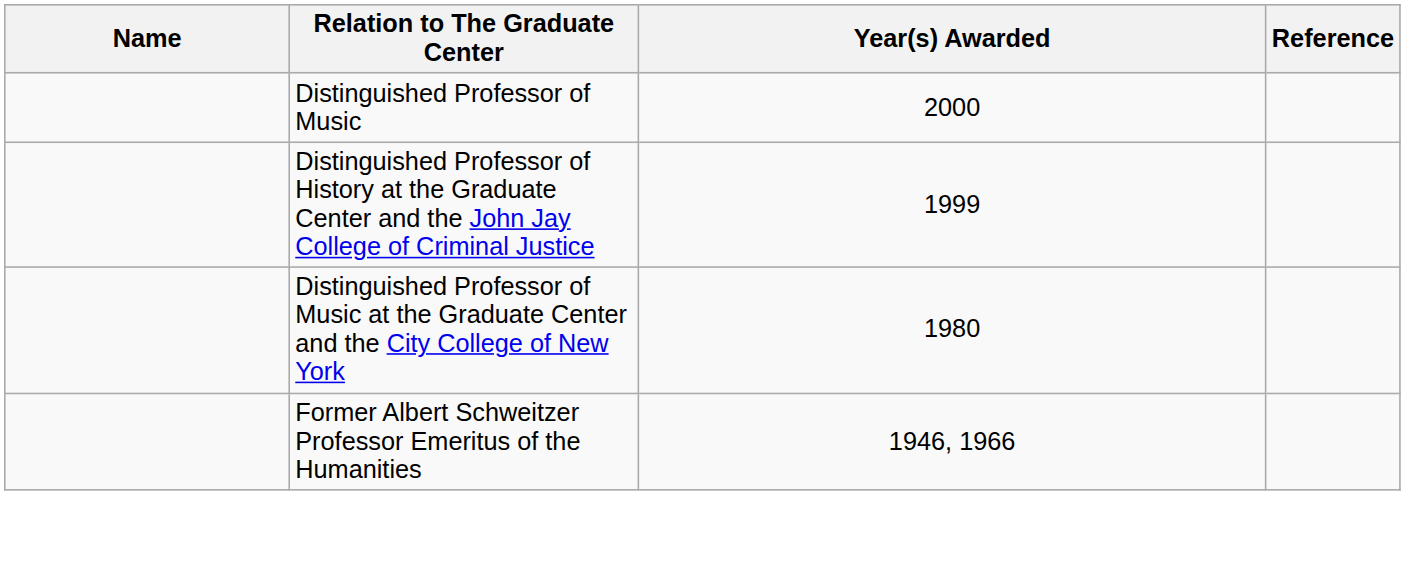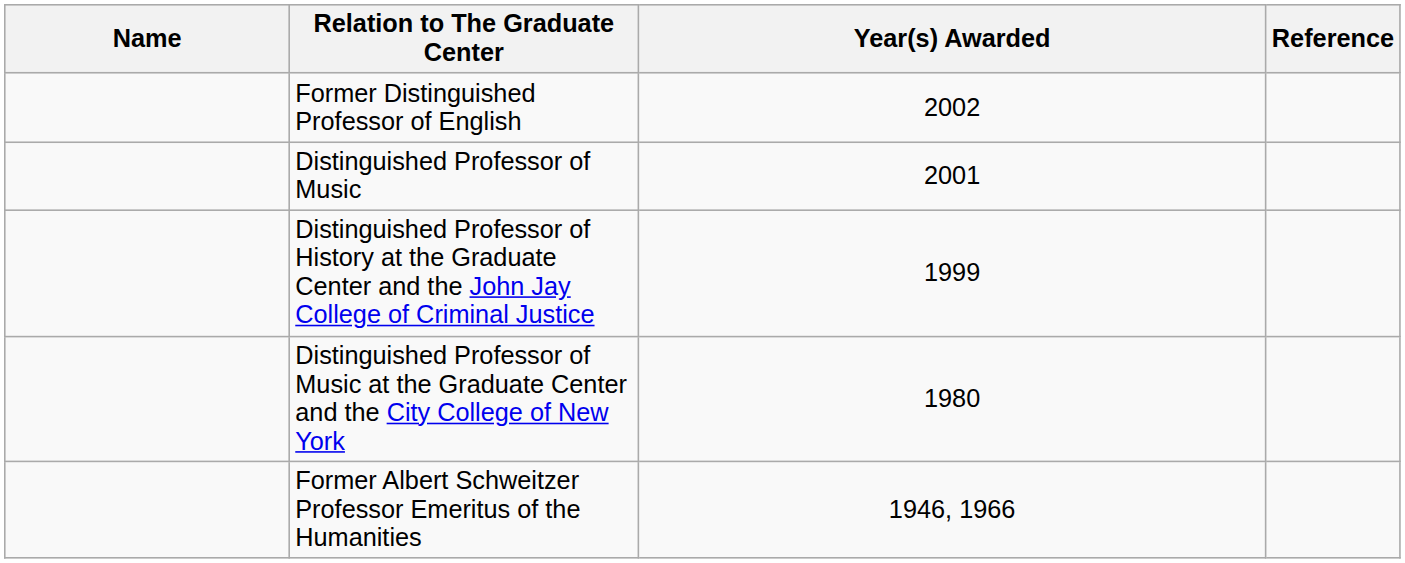+ row: (415, 107)
(952, 107) 2000 -> (952, 175) 2001
